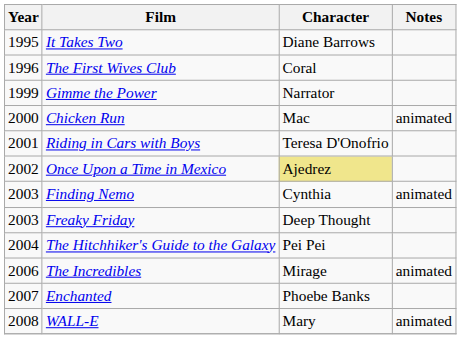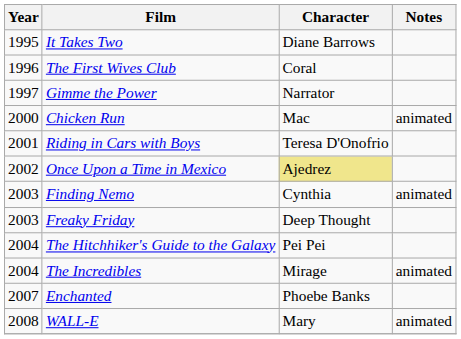(23, 93) 1999 -> (23, 93) 1997
(23, 270) 2006 -> (23, 270) 2004
